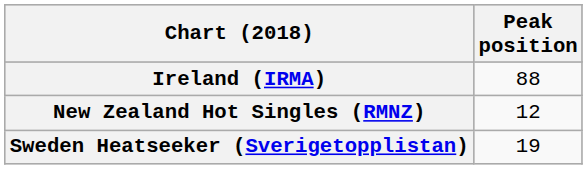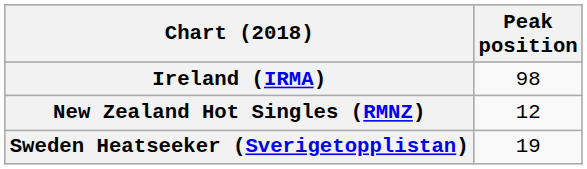(528, 79) 88 -> (528, 79) 98
